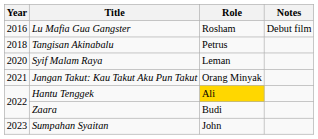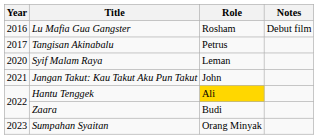(17, 45) 2018 -> (17, 45) 2017
(232, 77) Orang Minyak -> (212, 77) John
(212, 126) John -> (232, 126) Orang Minyak
